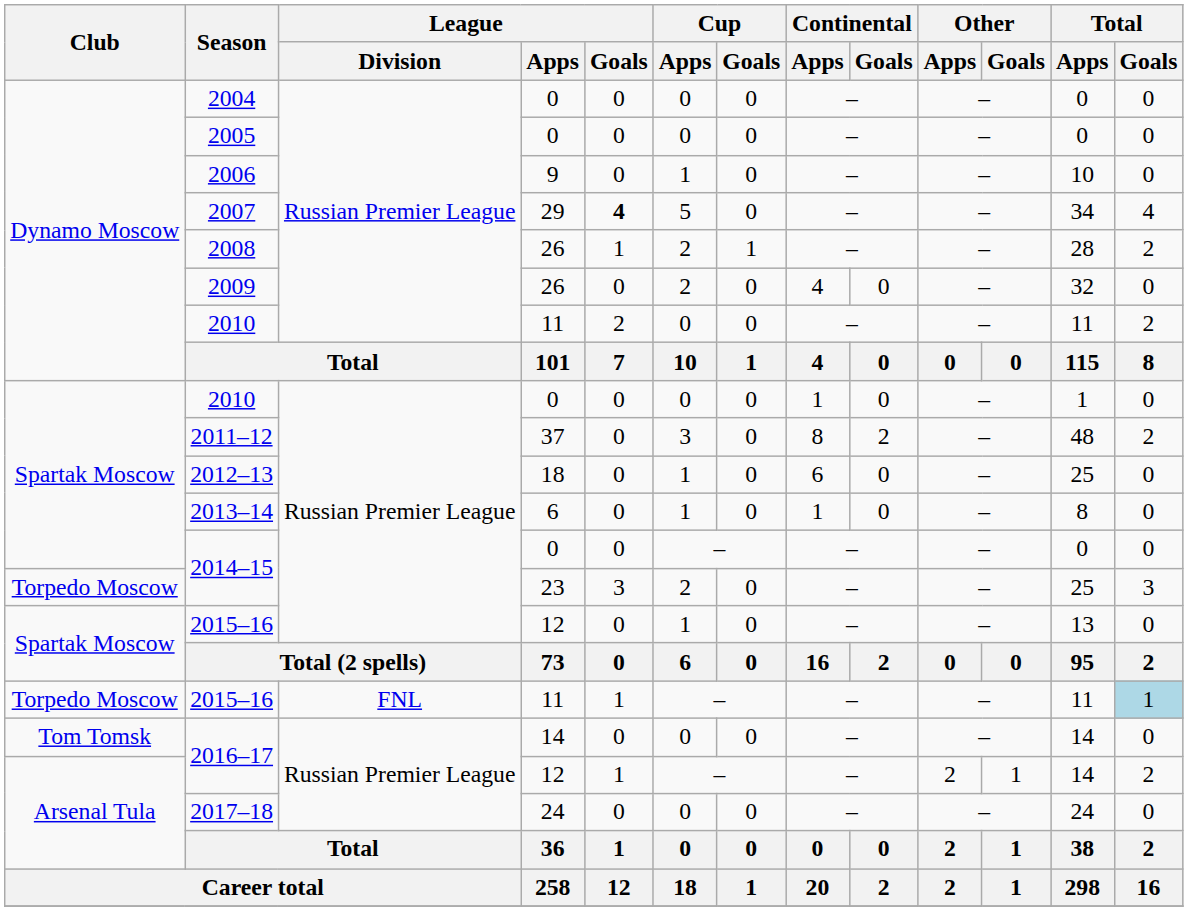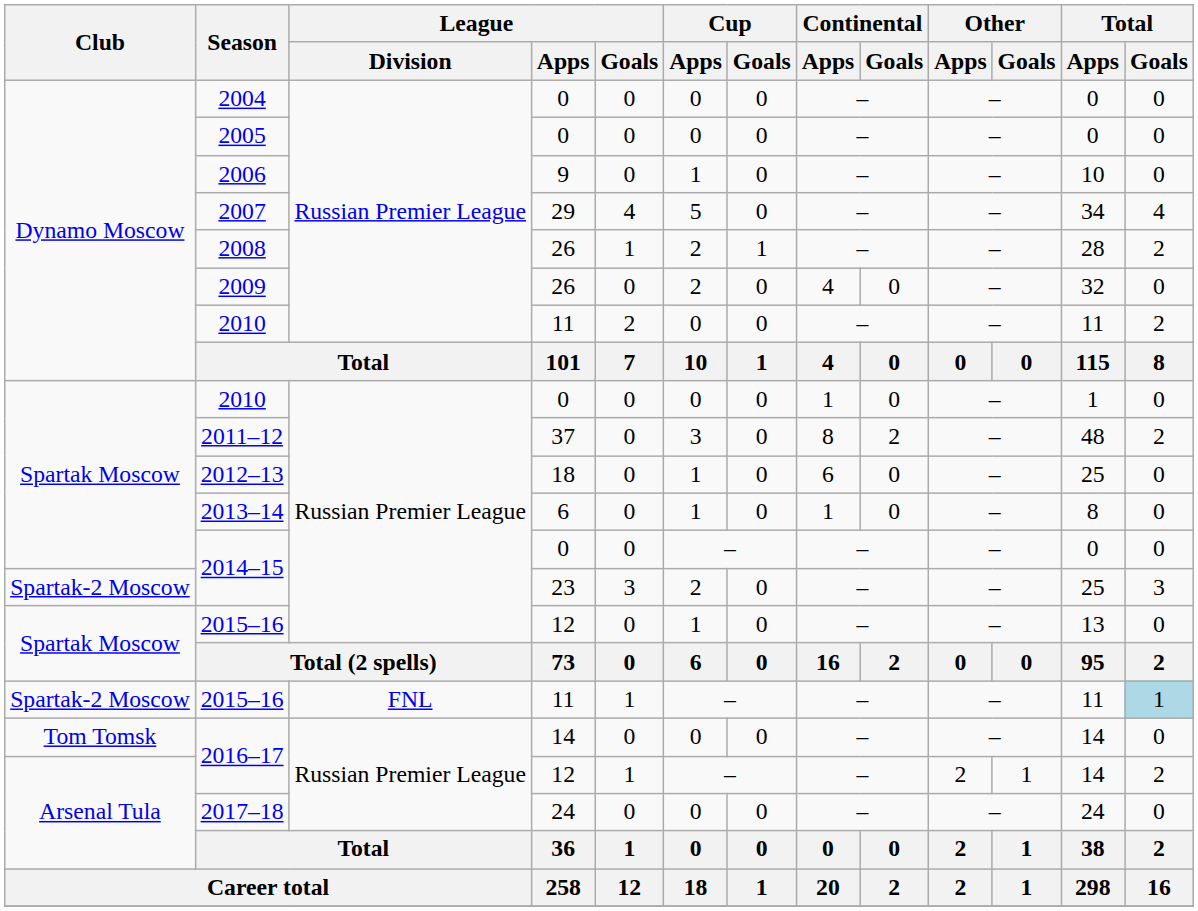(619, 211) bold -> (629, 211) normal
(95, 586) Torpedo Moscow -> (100, 586) Spartak-2 Moscow
(95, 699) Torpedo Moscow -> (100, 699) Spartak-2 Moscow
